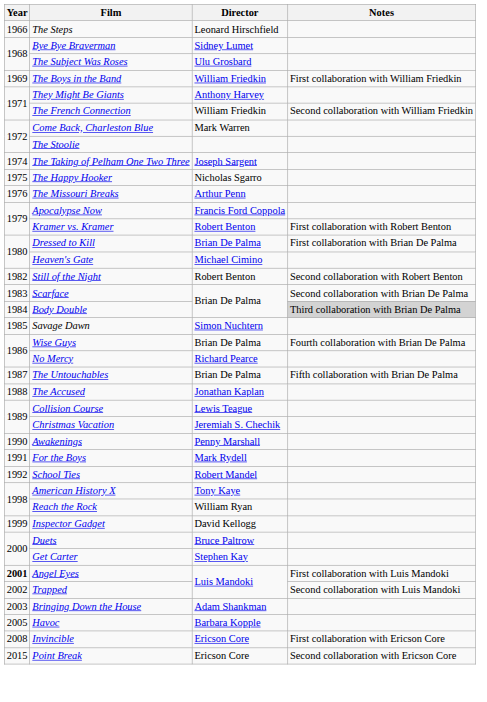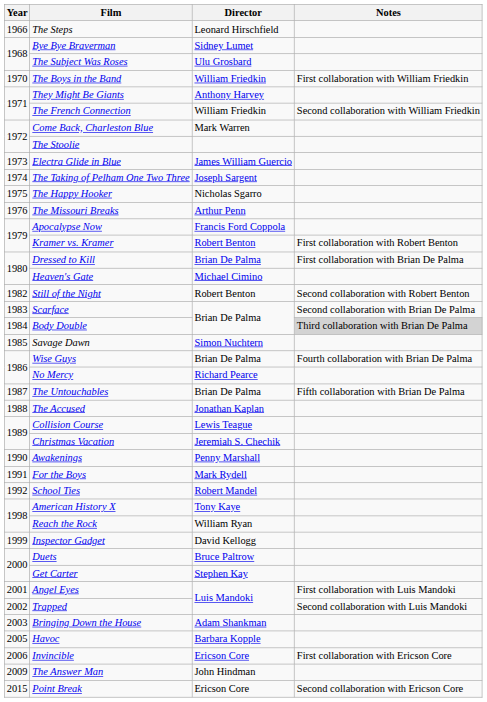(17, 78) 1969 -> (17, 78) 1970
+ row: (77, 161)
(17, 573) bold -> (17, 590) normal
(17, 639) 2008 -> (17, 656) 2006
+ row: (68, 672)
